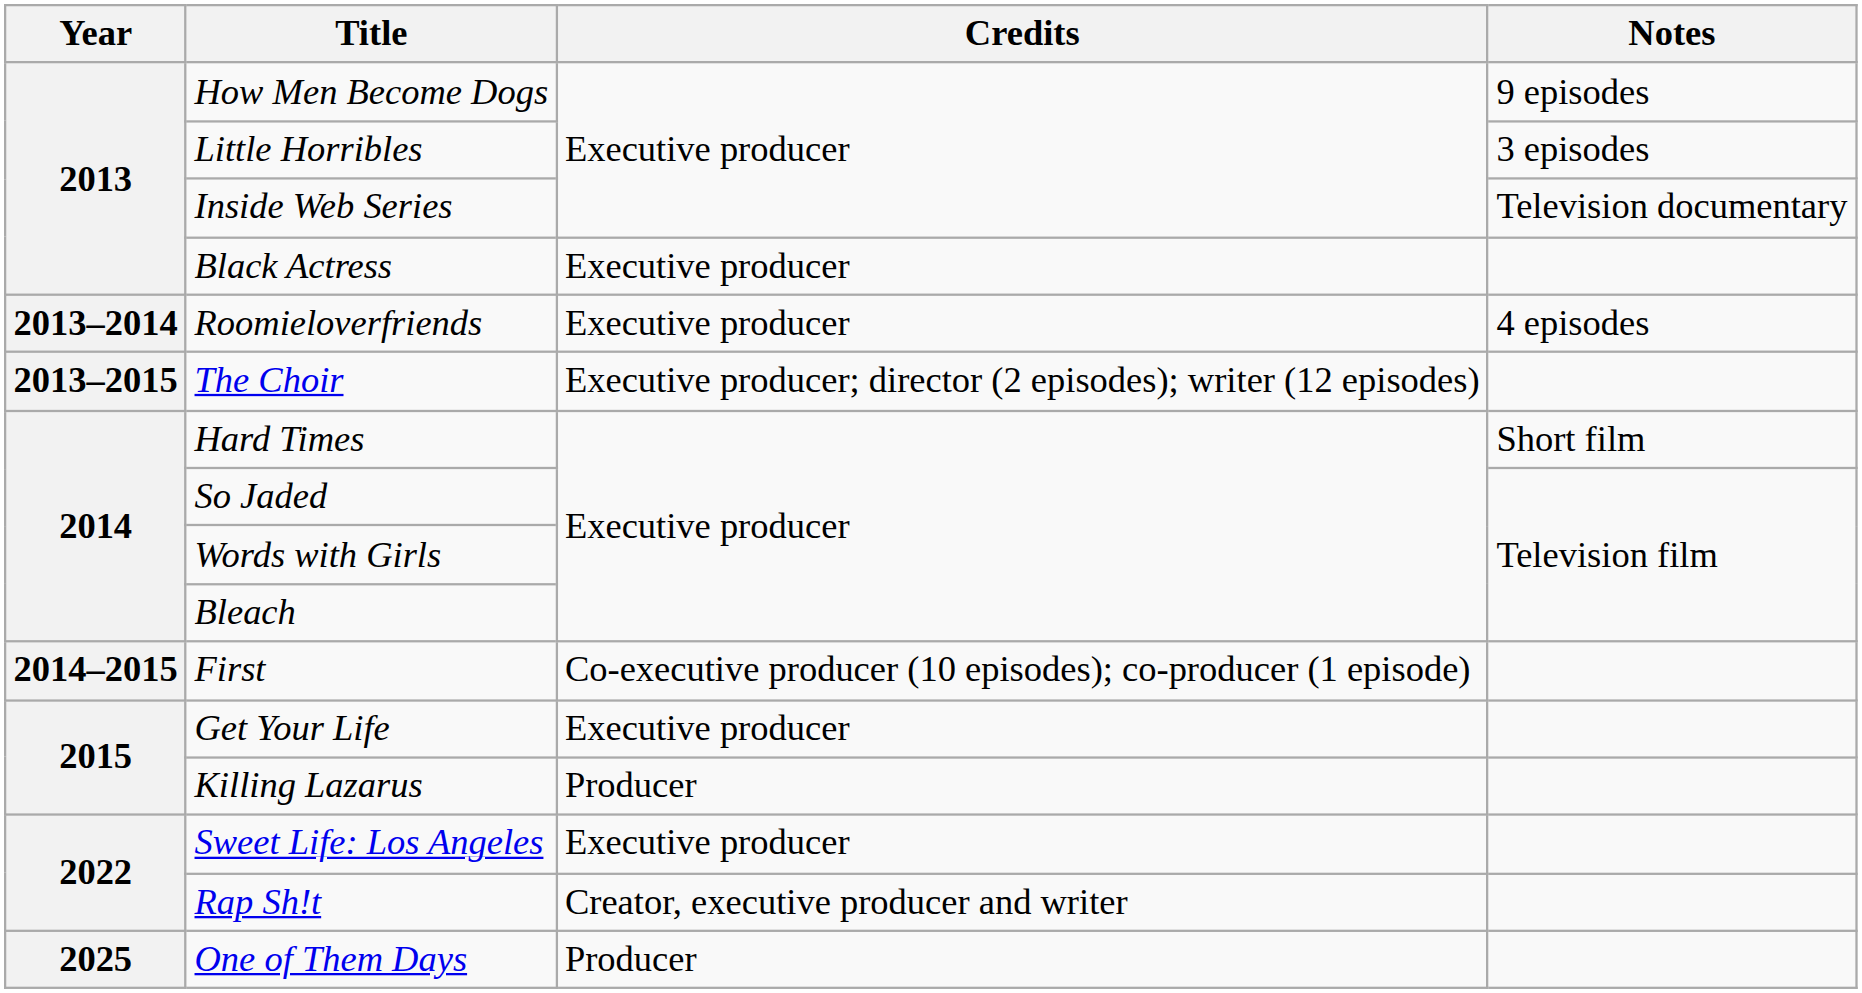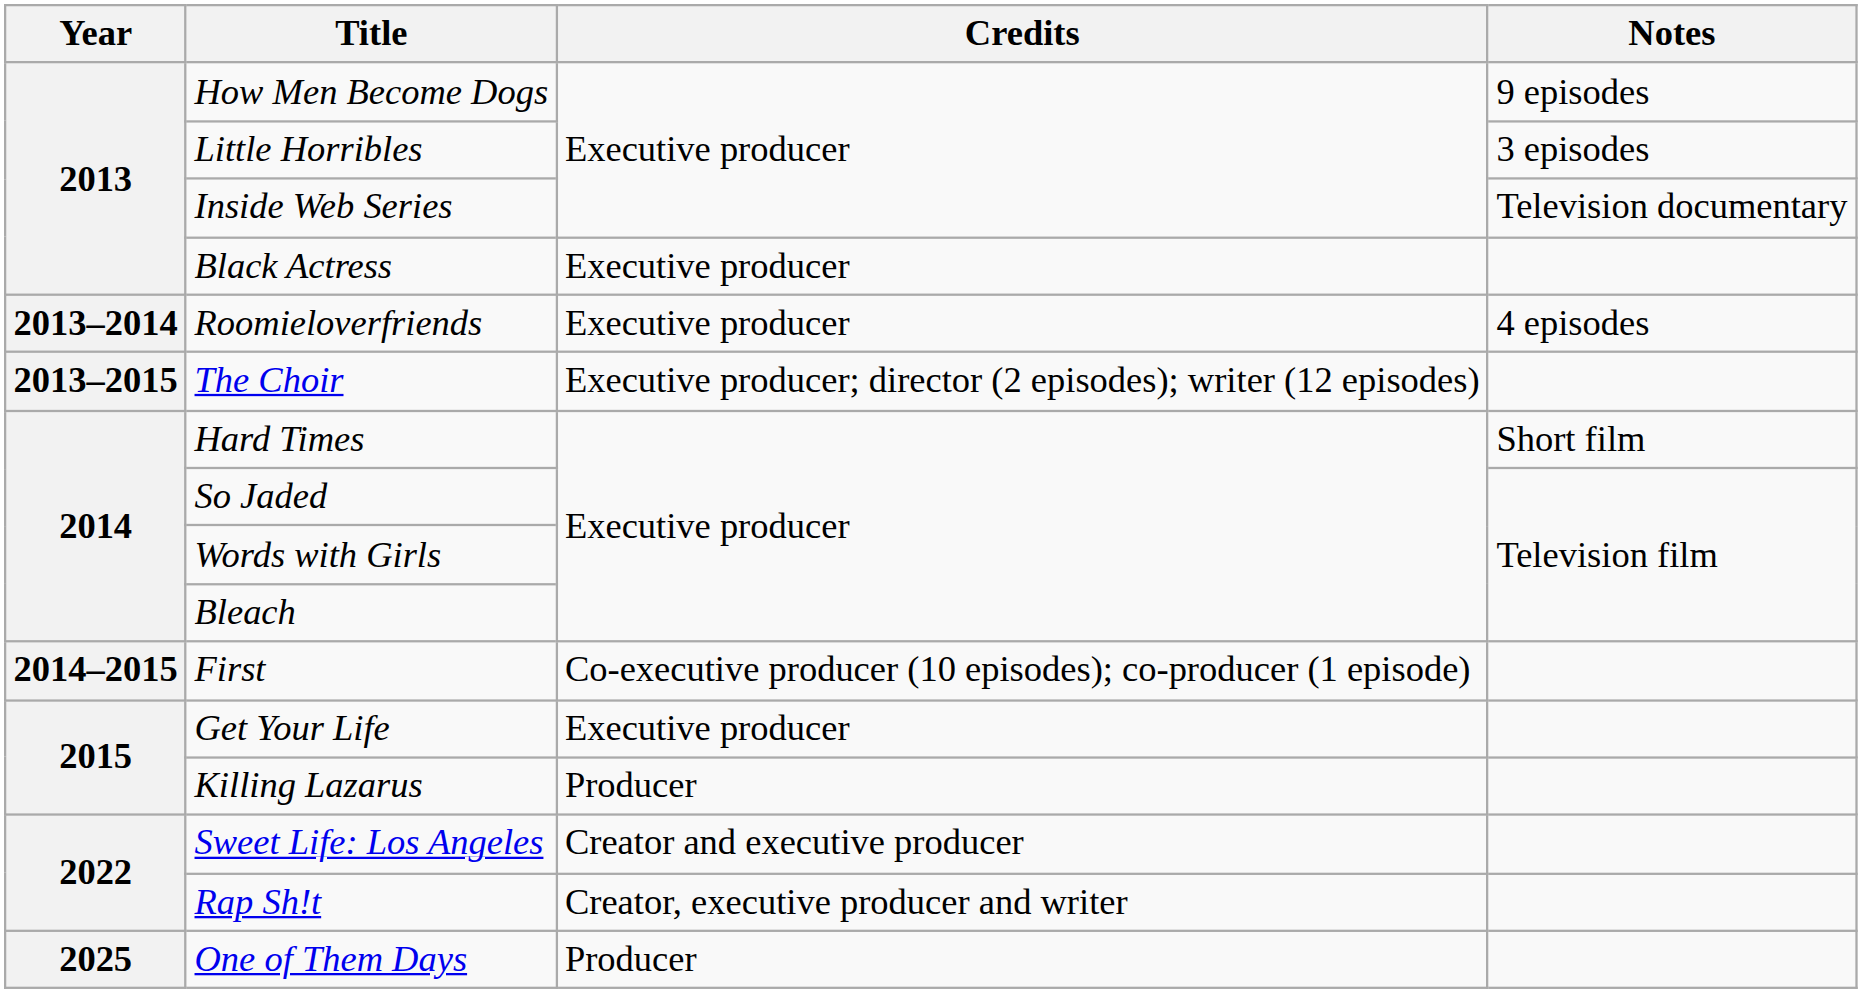(707, 843) Executive producer -> (794, 843) Creator and executive producer
